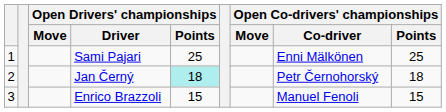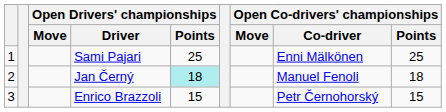(327, 76) Petr Černohorský -> (318, 76) Manuel Fenoli
(318, 97) Manuel Fenoli -> (327, 97) Petr Černohorský
